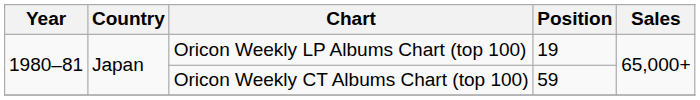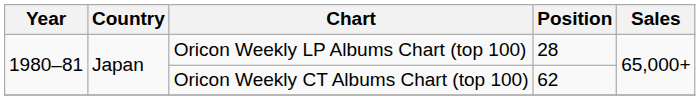(548, 49) 19 -> (548, 49) 28
(548, 79) 59 -> (548, 79) 62
